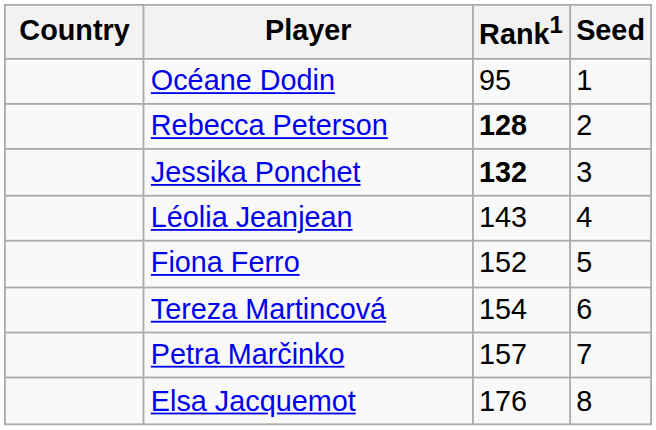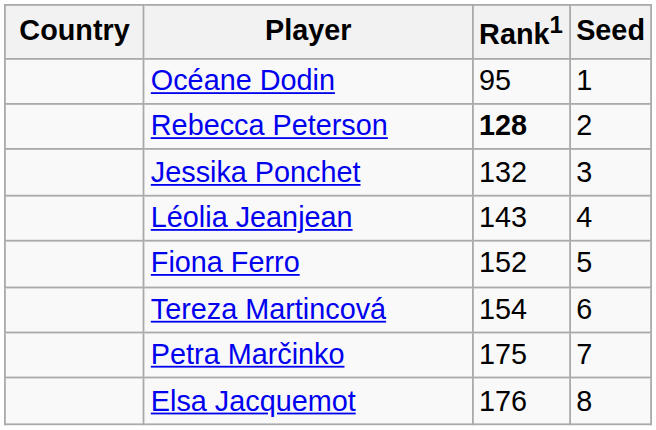(503, 172) bold -> (503, 172) normal
(503, 354) 157 -> (503, 354) 175
